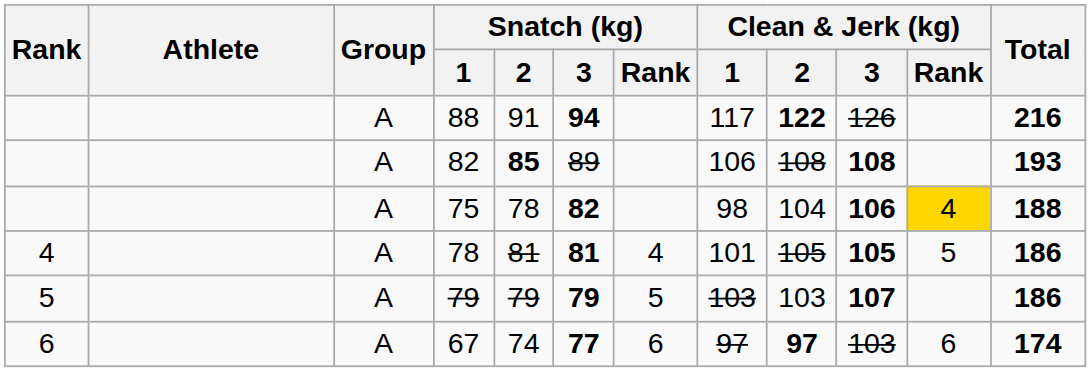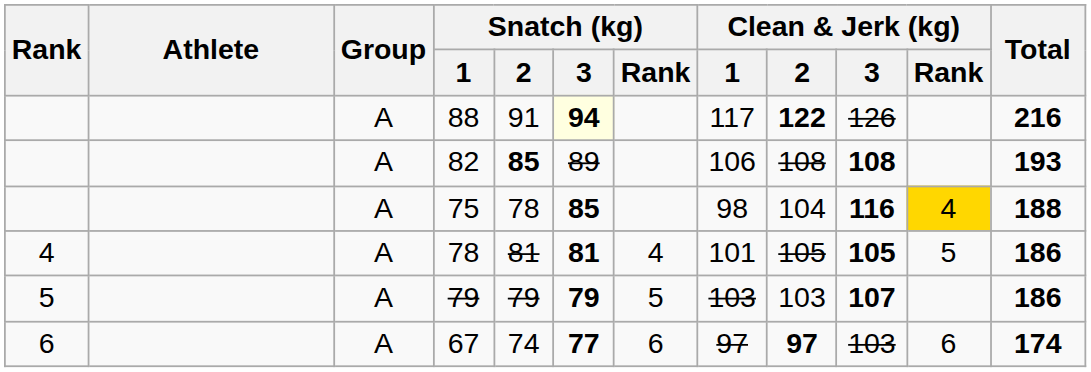(584, 117) no background -> (584, 117) lightyellow background
(584, 207) 82 -> (584, 207) 85
(872, 207) 106 -> (872, 207) 116
